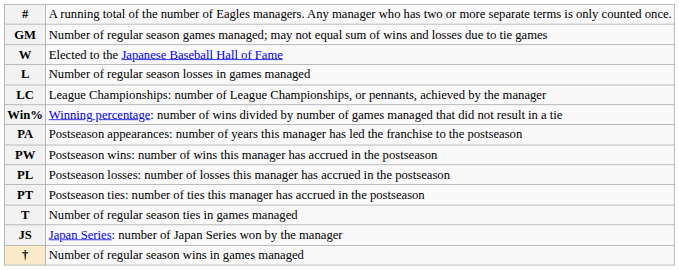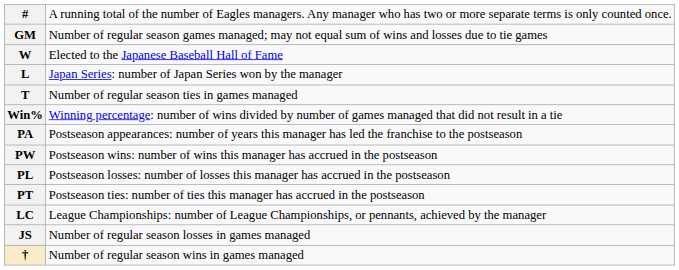(179, 74) Number of regular season losses in games managed -> (196, 74) Japan Series: number of Japan Series won by the manager
rows swapped: (25, 214) <-> (25, 94)
(196, 235) Japan Series: number of Japan Series won by the manager -> (179, 235) Number of regular season losses in games managed
